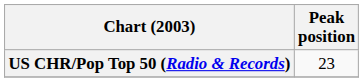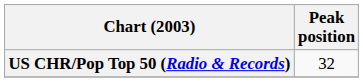(327, 63) 23 -> (327, 63) 32
